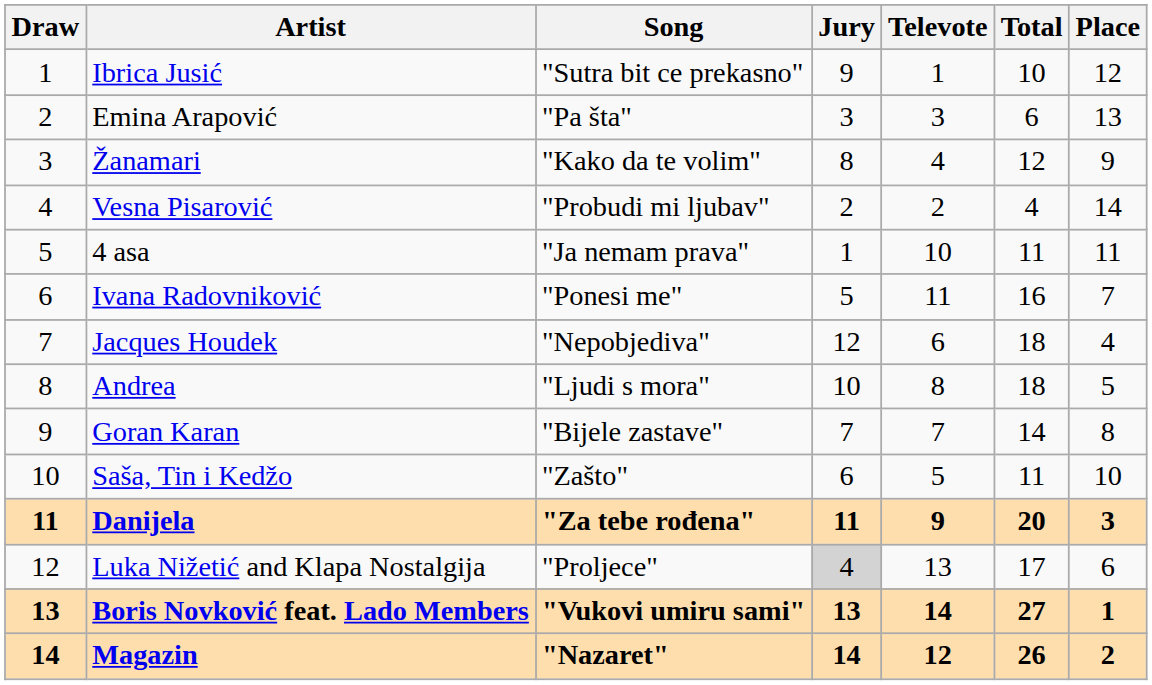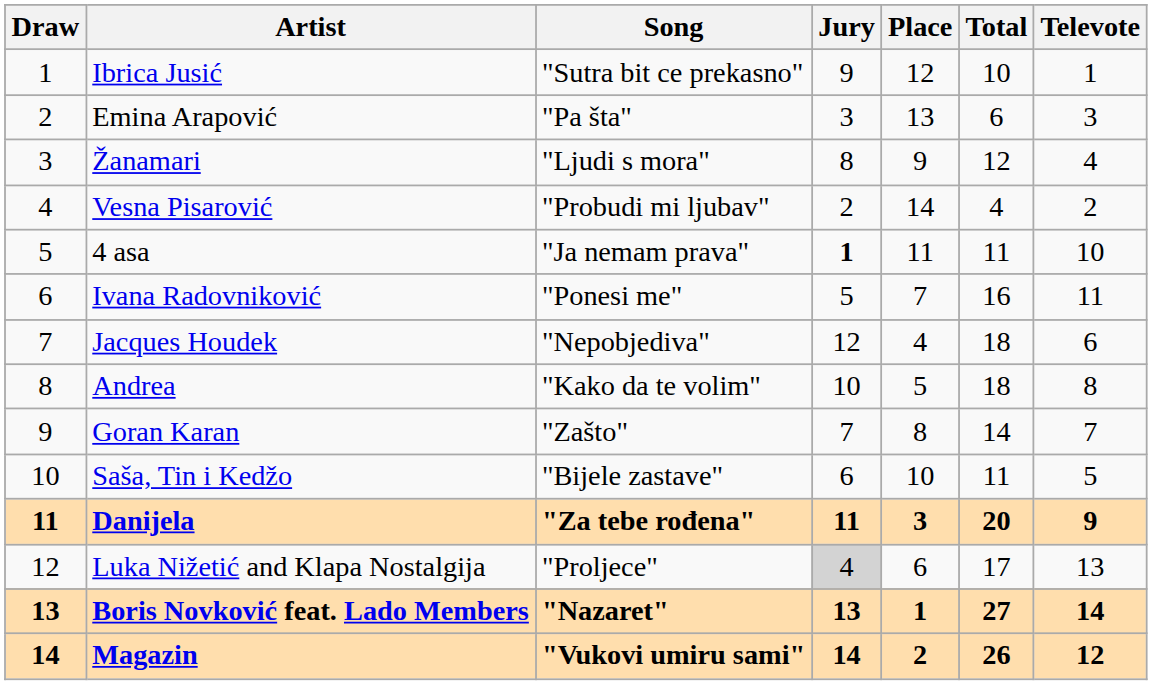columns swapped: (938, 26) <-> (1108, 26)
(651, 161) "Kako da te volim" -> (626, 161) "Ljudi s mora"
(847, 251) normal -> (847, 251) bold
(626, 386) "Ljudi s mora" -> (651, 386) "Kako da te volim"
(632, 431) "Bijele zastave" -> (585, 431) "Zašto"
(585, 476) "Zašto" -> (632, 476) "Bijele zastave"
(674, 610) "Vukovi umiru sami" -> (605, 610) "Nazaret"
(605, 655) "Nazaret" -> (674, 655) "Vukovi umiru sami"
